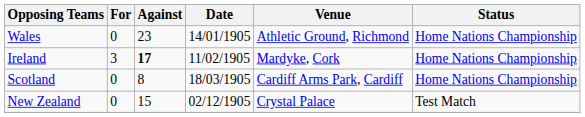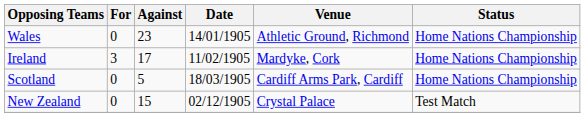(144, 58) bold -> (144, 58) normal
(141, 79) 8 -> (141, 79) 5
